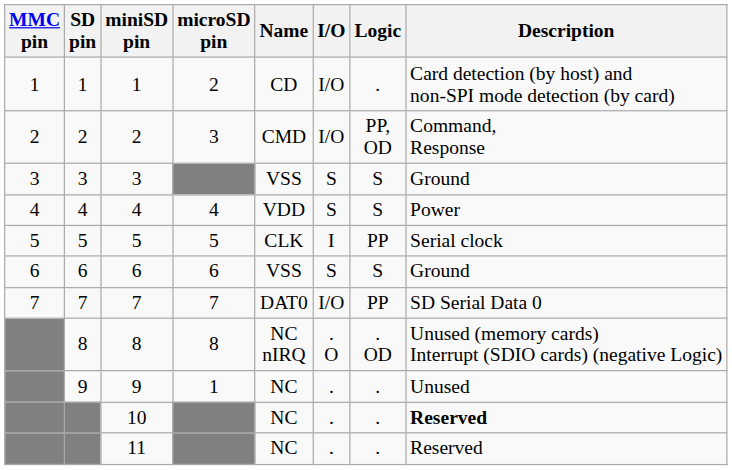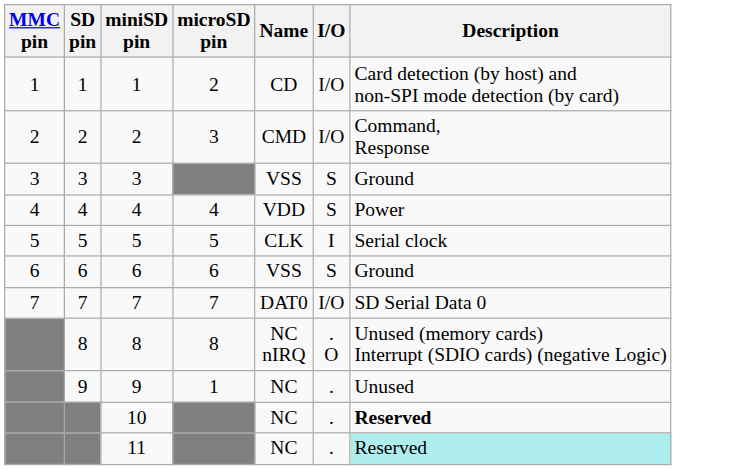- column: (378, 30)
(446, 448) no background -> (391, 448) paleturquoise background
